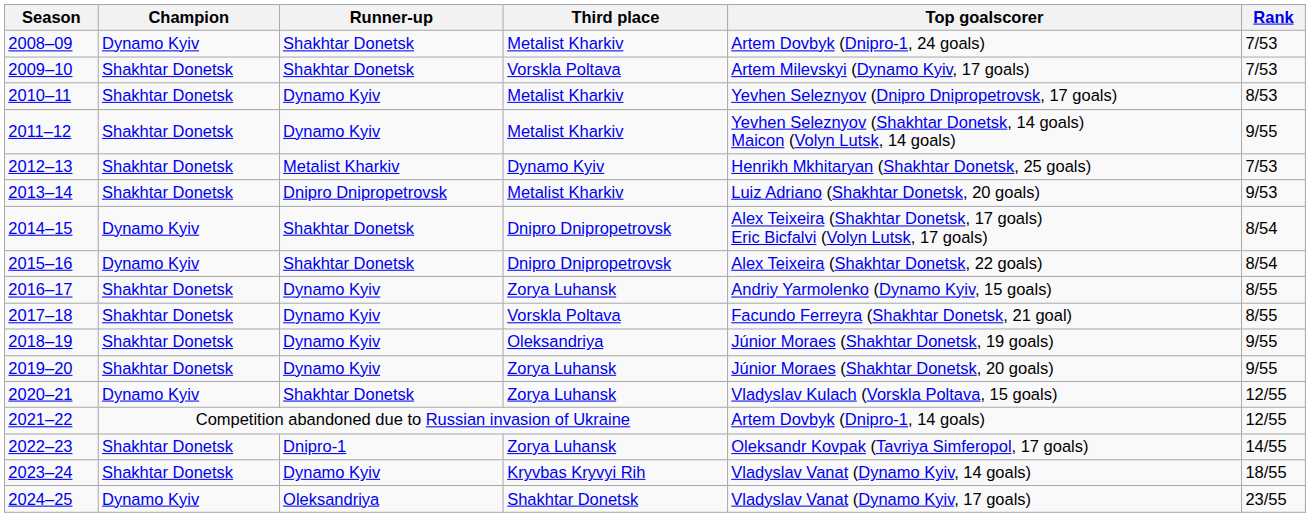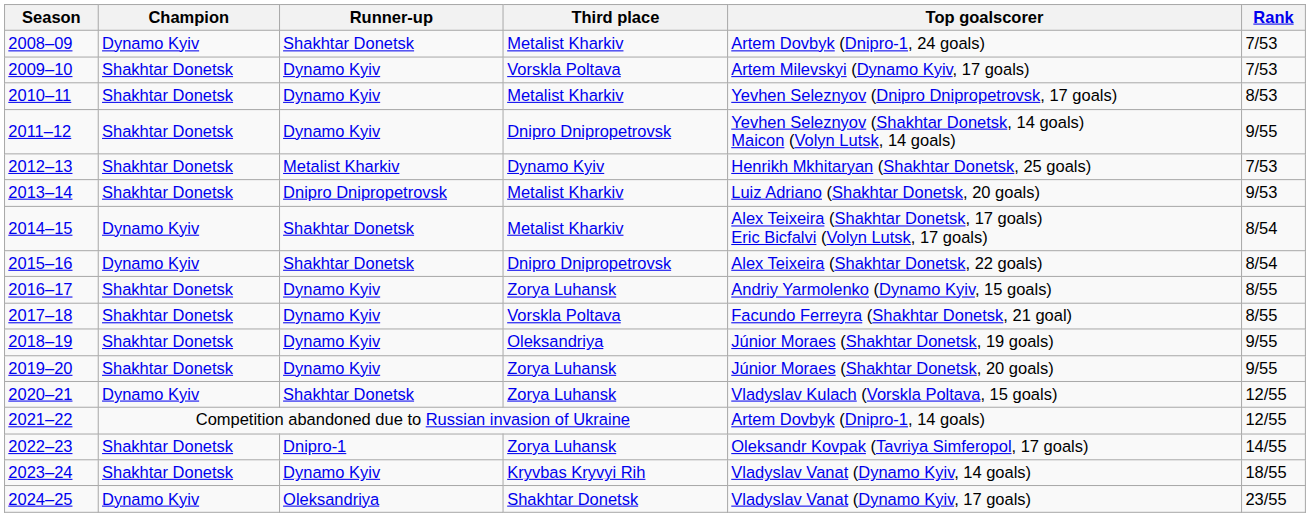(349, 69) Shakhtar Donetsk -> (332, 69) Dynamo Kyiv
(565, 131) Metalist Kharkiv -> (589, 131) Dnipro Dnipropetrovsk
(589, 228) Dnipro Dnipropetrovsk -> (565, 228) Metalist Kharkiv
